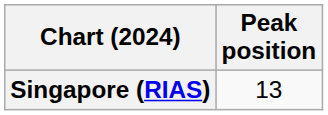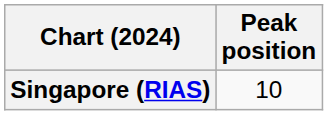(269, 89) 13 -> (269, 89) 10
